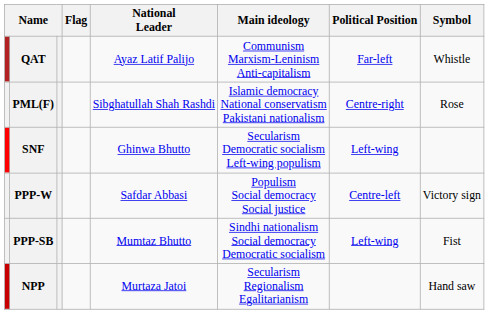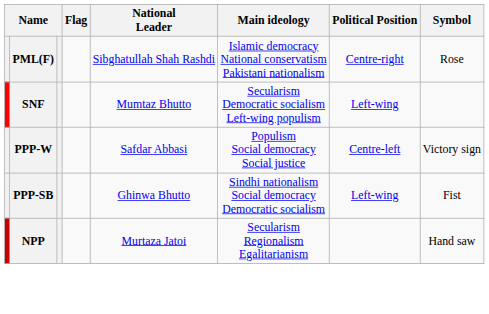- row: (33, 59)
(154, 150) Ghinwa Bhutto -> (154, 104) Mumtaz Bhutto
(154, 240) Mumtaz Bhutto -> (154, 195) Ghinwa Bhutto
